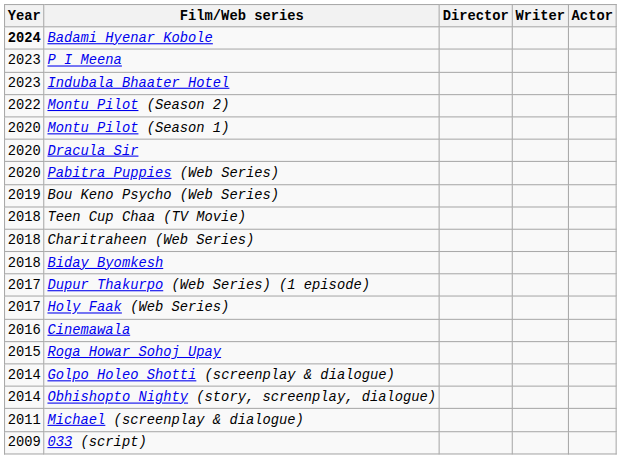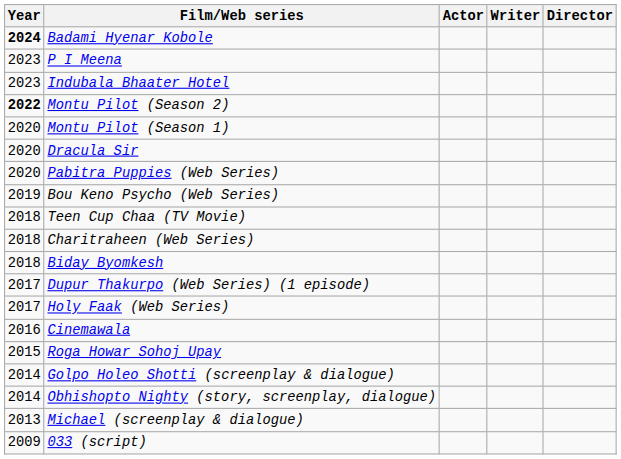columns swapped: (476, 16) <-> (592, 16)
(24, 106) normal -> (24, 106) bold
(24, 420) 2011 -> (24, 420) 2013
